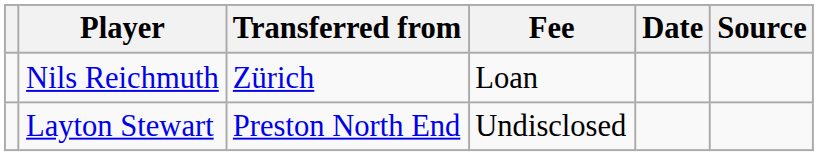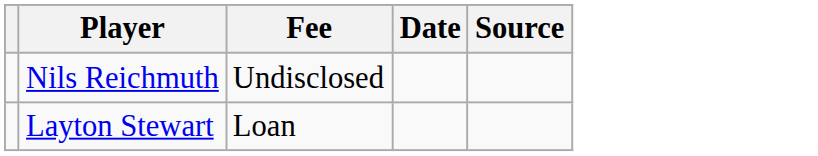- column: (347, 28)
(507, 77) Loan -> (308, 77) Undisclosed
(551, 125) Undisclosed -> (264, 125) Loan
